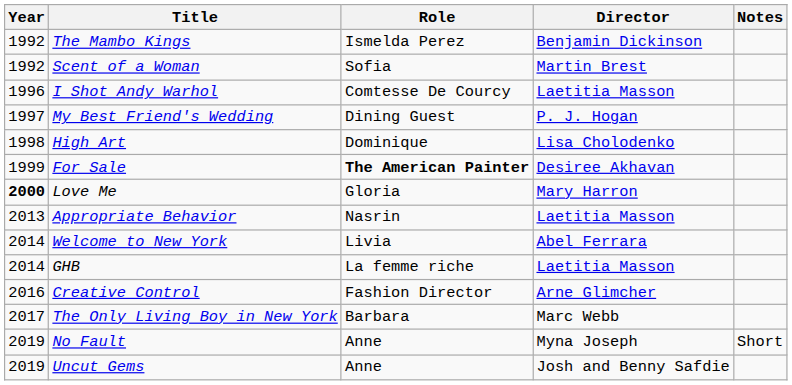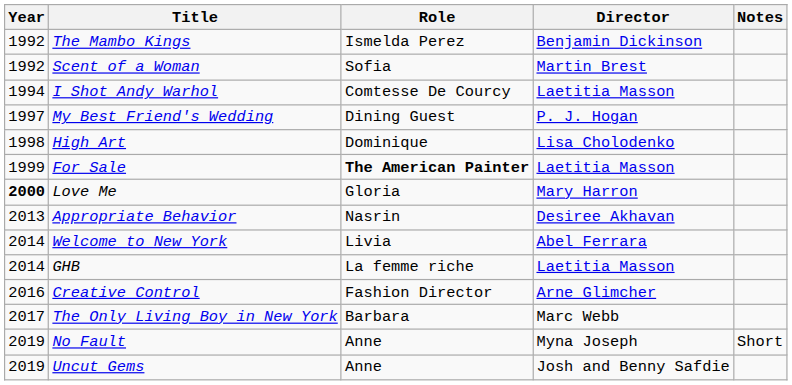(27, 92) 1996 -> (27, 92) 1994
(606, 167) Desiree Akhavan -> (606, 167) Laetitia Masson
(606, 217) Laetitia Masson -> (606, 217) Desiree Akhavan
